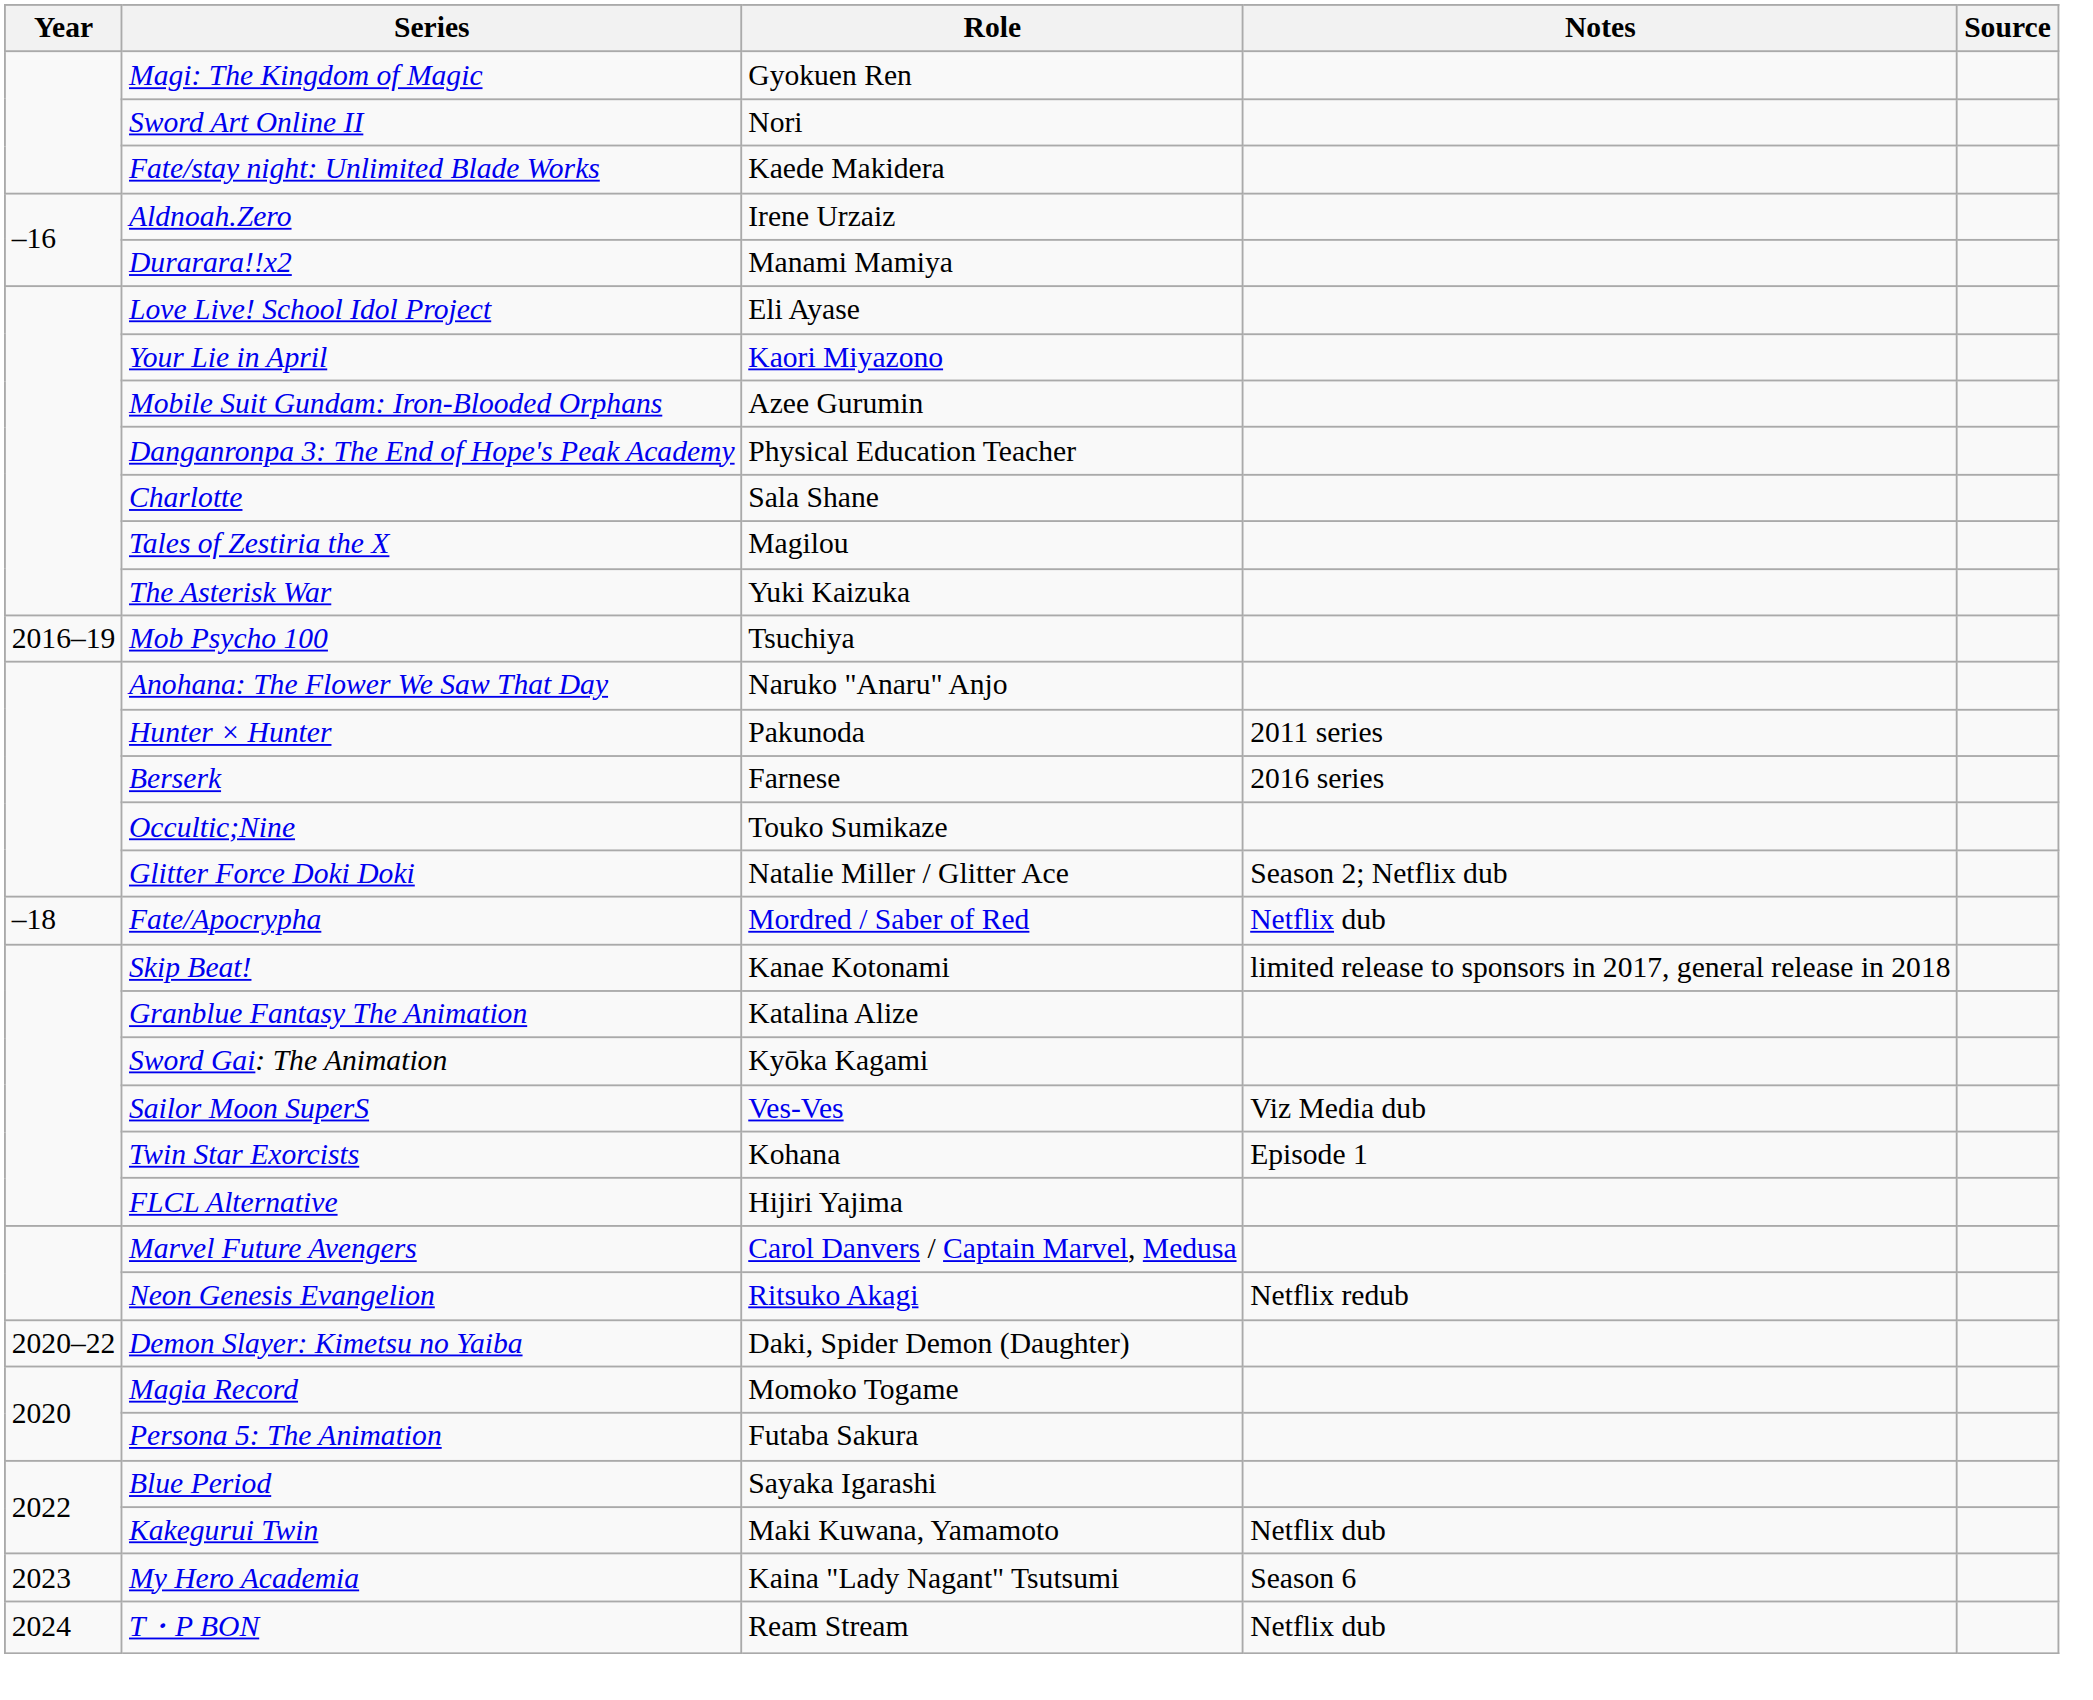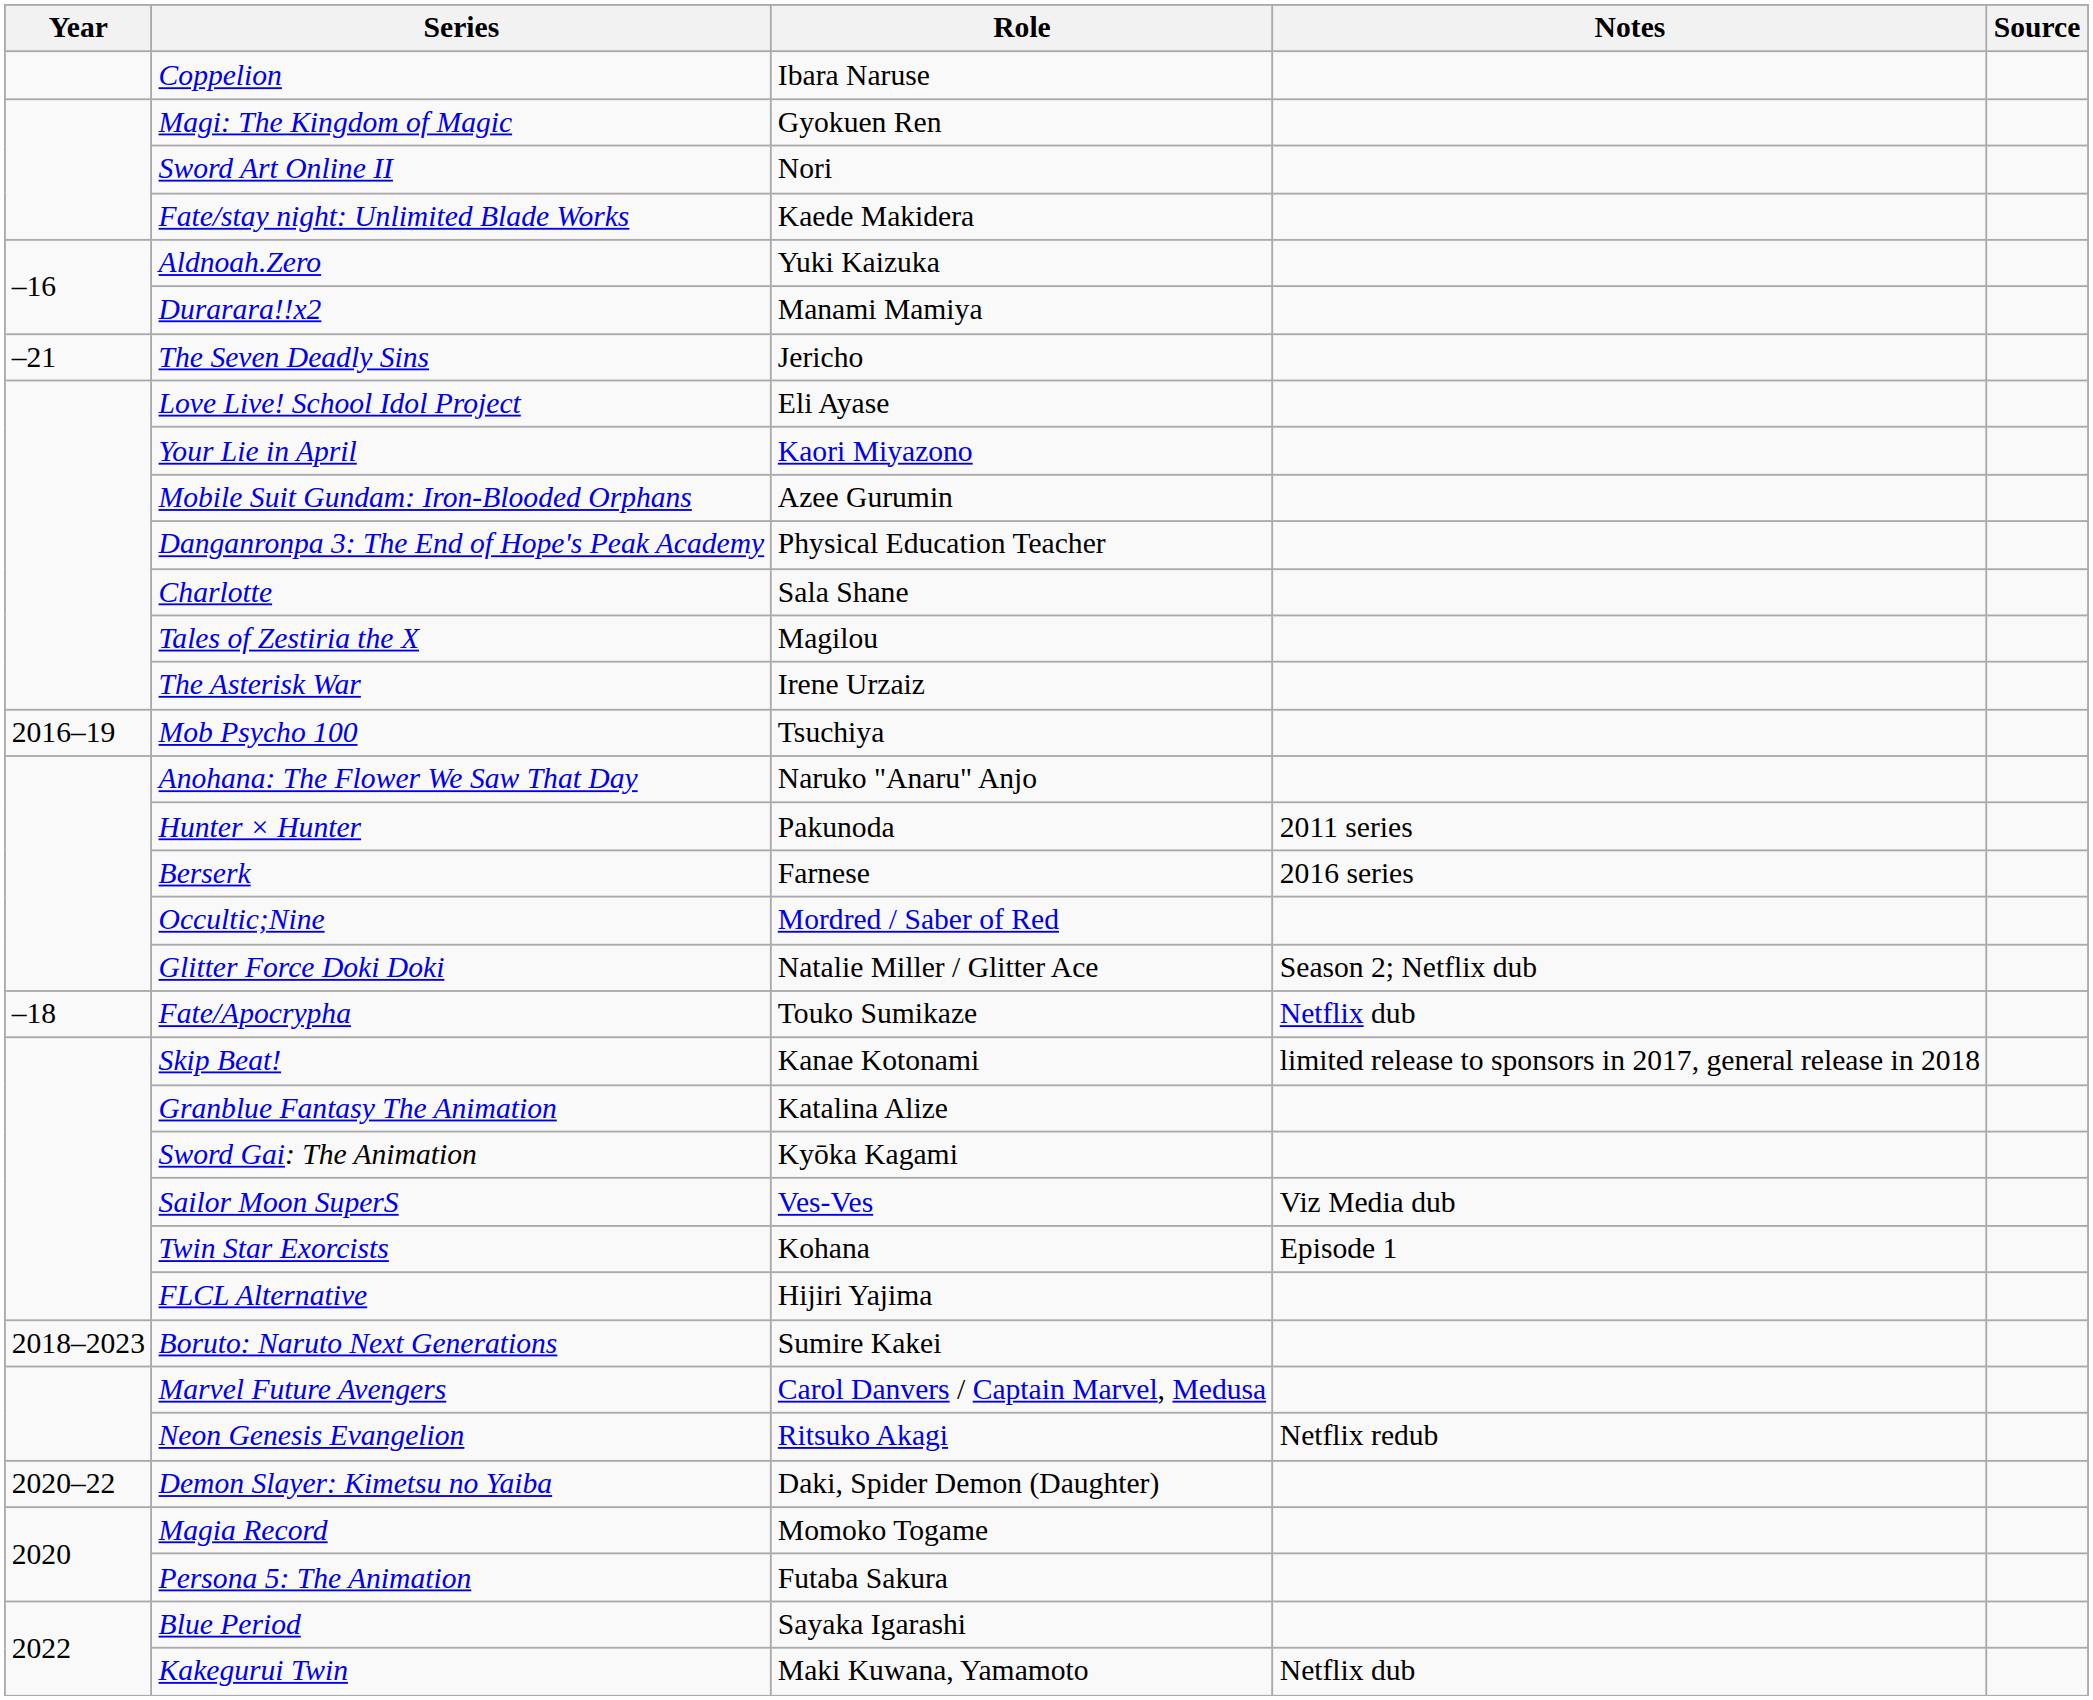+ row: (220, 74)
(822, 215) Irene Urzaiz -> (859, 262) Yuki Kaizuka
+ row: (294, 356)
(829, 591) Yuki Kaizuka -> (851, 685) Irene Urzaiz
(848, 826) Touko Sumikaze -> (918, 919) Mordred / Saber of Red
(889, 919) Mordred / Saber of Red -> (878, 1013) Touko Sumikaze
+ row: (358, 1342)
- row: (244, 1577)
- row: (194, 1625)
